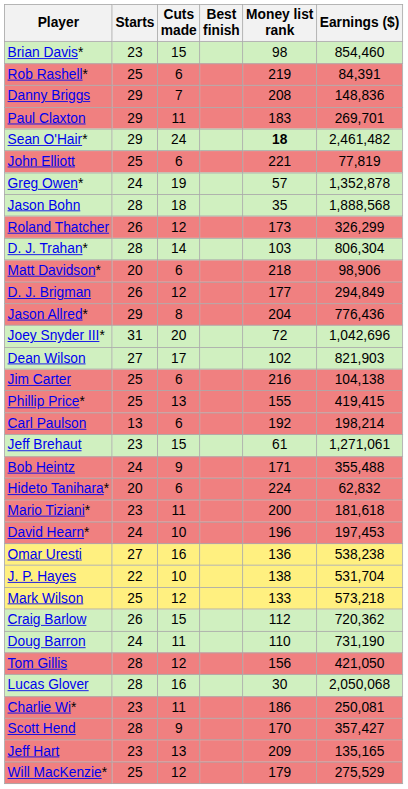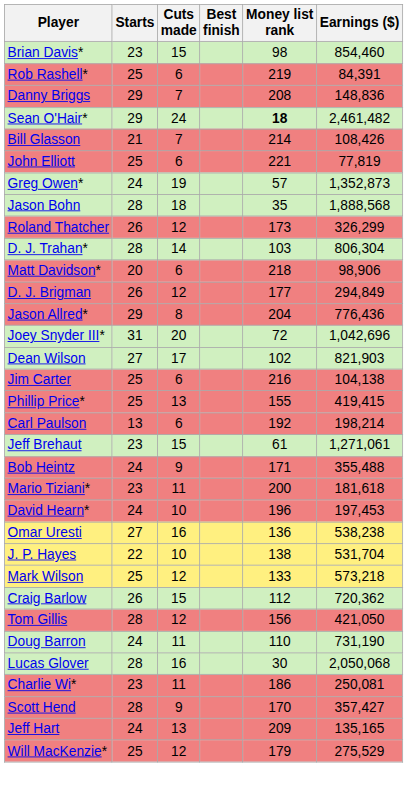- row: (47, 118)
+ row: (44, 140)
(360, 183) 1,352,878 -> (359, 183) 1,352,873
- row: (58, 489)
rows swapped: (47, 641) <-> (37, 663)
(135, 751) 23 -> (135, 729) 24
